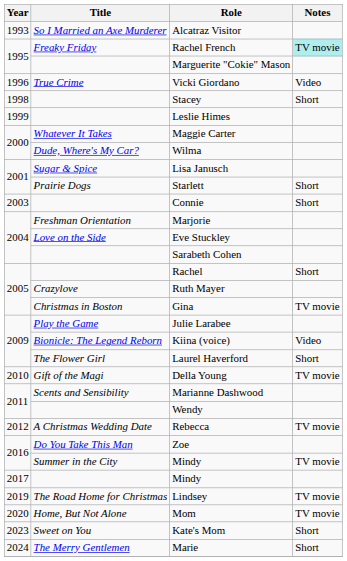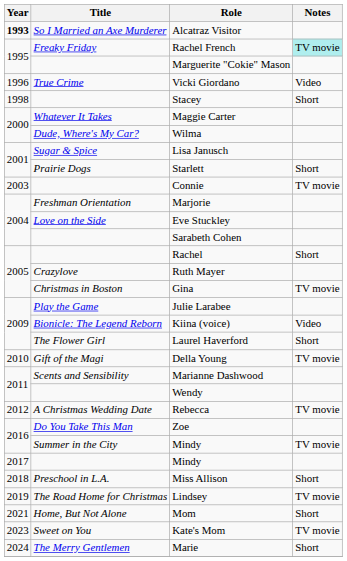(18, 30) normal -> (18, 30) bold
- row: (100, 116)
(307, 202) Short -> (317, 185) TV movie
+ row: (72, 479)
(18, 513) 2020 -> (18, 513) 2021
(317, 513) TV movie -> (307, 513) Short
(307, 530) Short -> (317, 530) TV movie
